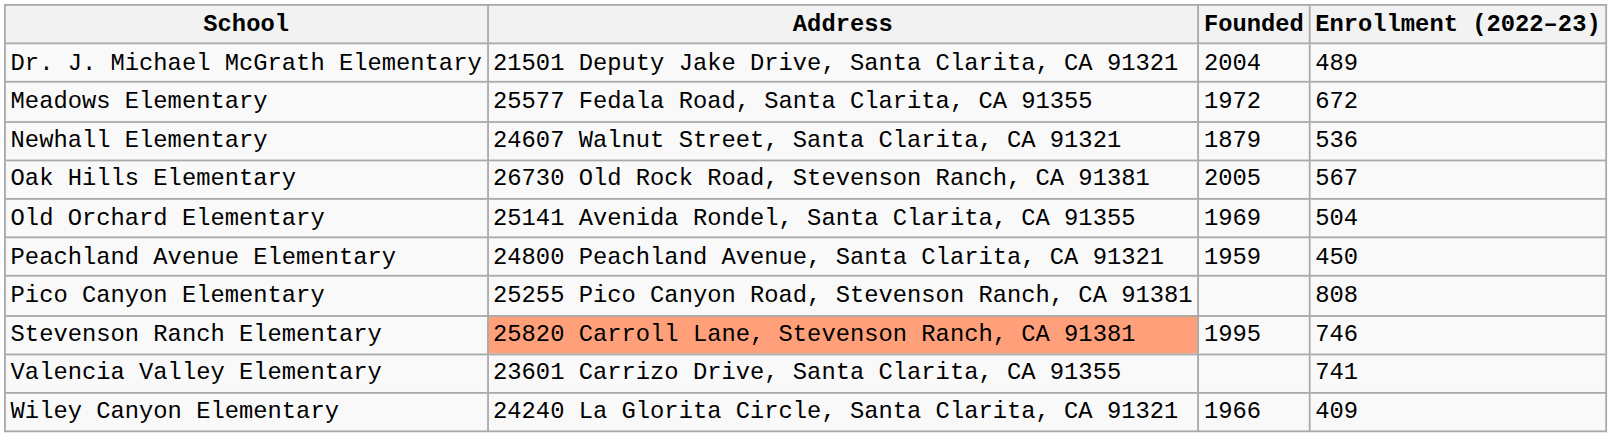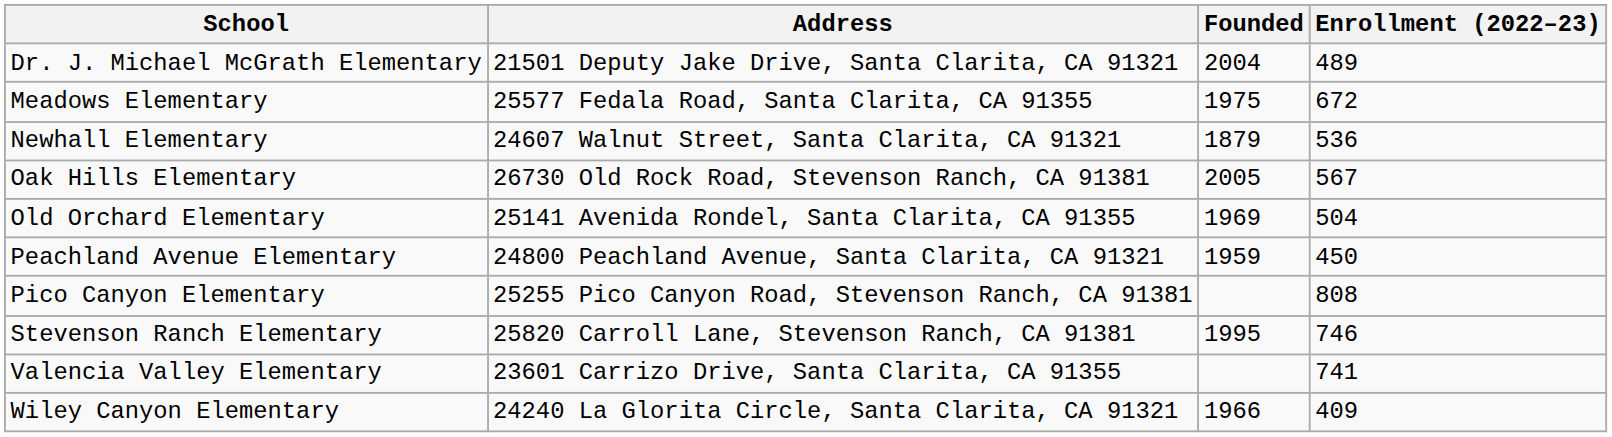(1232, 102) 1972 -> (1232, 102) 1975
(814, 334) lightsalmon background -> (814, 334) no background
